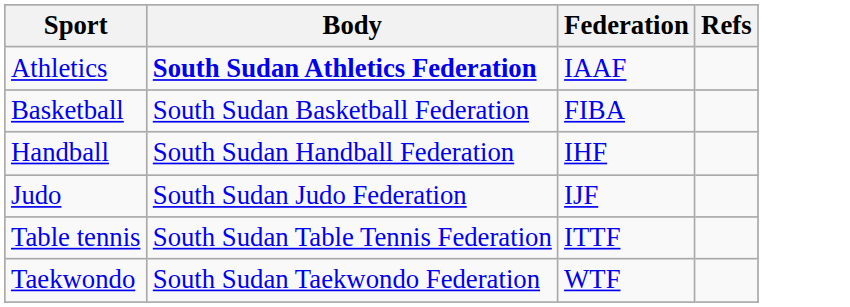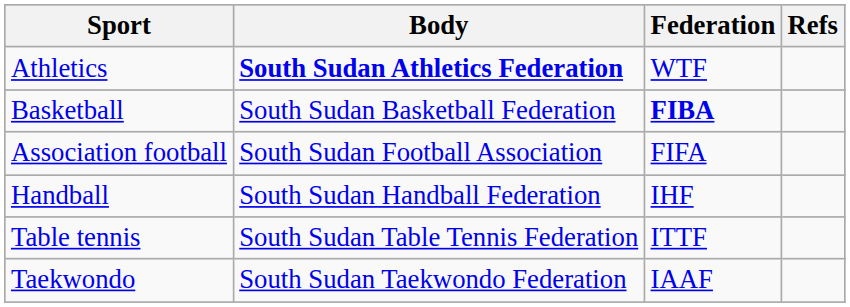(595, 68) IAAF -> (679, 68) WTF
(595, 110) normal -> (683, 110) bold
+ row: (119, 152)
- row: (36, 195)
(592, 279) WTF -> (682, 279) IAAF
